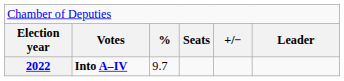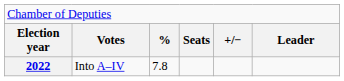(101, 66) bold -> (100, 66) normal
(160, 66) 9.7 -> (160, 66) 7.8
